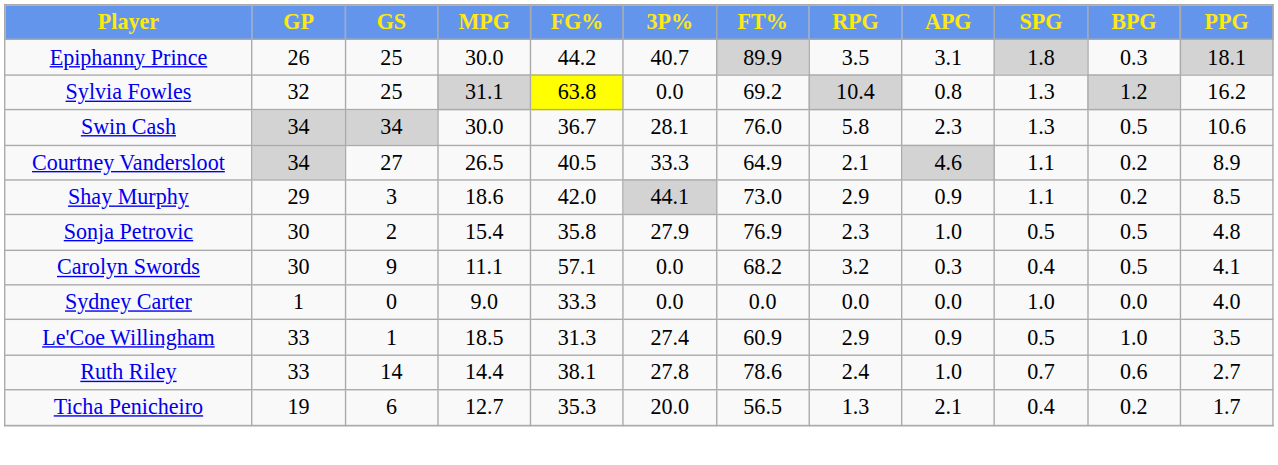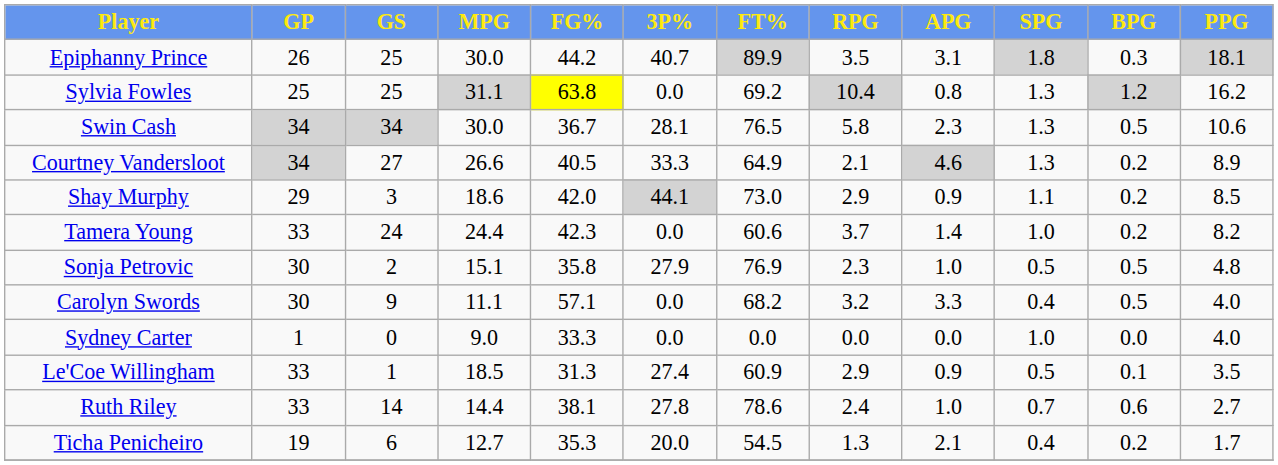(299, 92) 32 -> (299, 92) 25
(763, 127) 76.0 -> (763, 127) 76.5
(484, 162) 26.5 -> (484, 162) 26.6
(1041, 162) 1.1 -> (1041, 162) 1.3
+ row: (128, 232)
(484, 232) 15.4 -> (484, 267) 15.1
(948, 267) 0.3 -> (948, 302) 3.3
(1227, 267) 4.1 -> (1227, 302) 4.0
(1134, 337) 1.0 -> (1134, 372) 0.1
(763, 407) 56.5 -> (763, 442) 54.5
